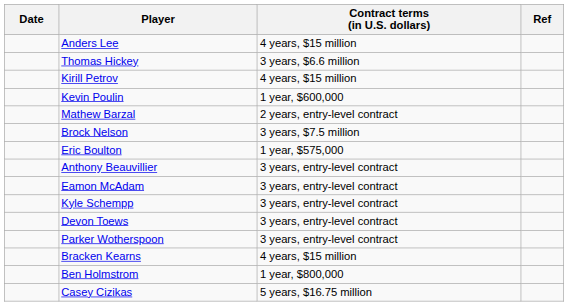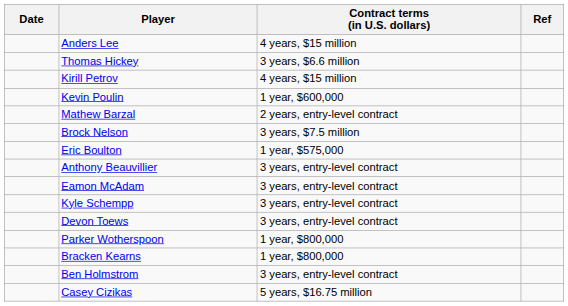(329, 239) 3 years, entry-level contract -> (302, 239) 1 year, $800,000
(308, 256) 4 years, $15 million -> (302, 256) 1 year, $800,000
(302, 274) 1 year, $800,000 -> (329, 274) 3 years, entry-level contract
